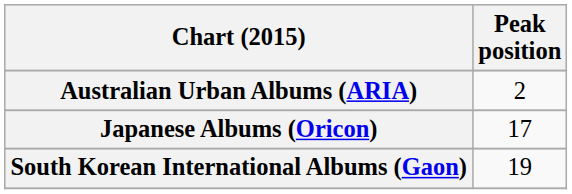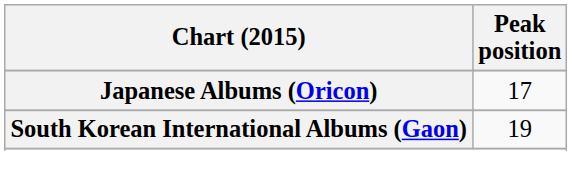- row: (239, 90)
